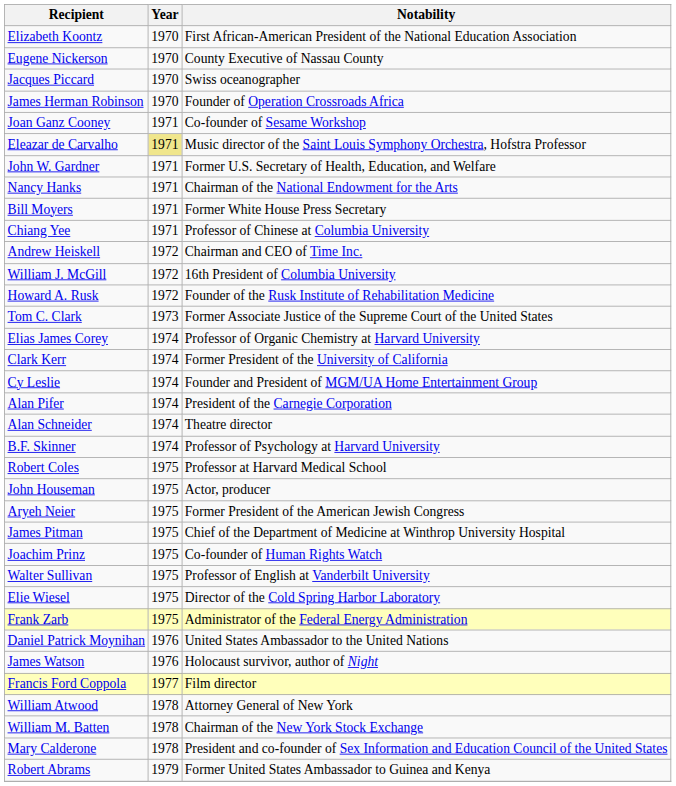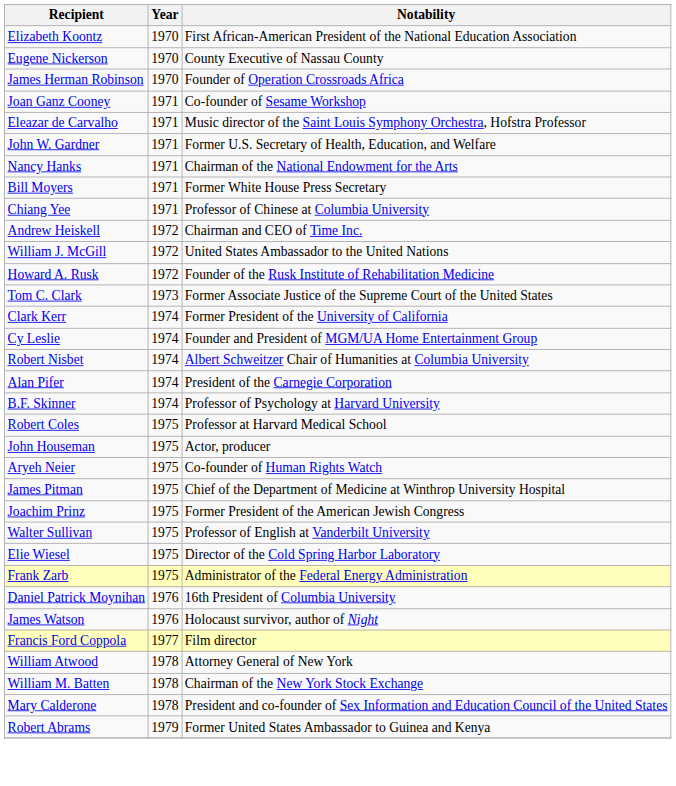- row: (51, 79)
(165, 144) khaki background -> (165, 123) no background
(290, 274) 16th President of Columbia University -> (317, 252) United States Ambassador to the United Nations
- row: (58, 338)
+ row: (46, 360)
- row: (50, 425)
(325, 511) Former President of the American Jewish Congress -> (283, 468) Co-founder of Human Rights Watch
(283, 554) Co-founder of Human Rights Watch -> (325, 511) Former President of the American Jewish Congress
(317, 640) United States Ambassador to the United Nations -> (290, 597) 16th President of Columbia University
